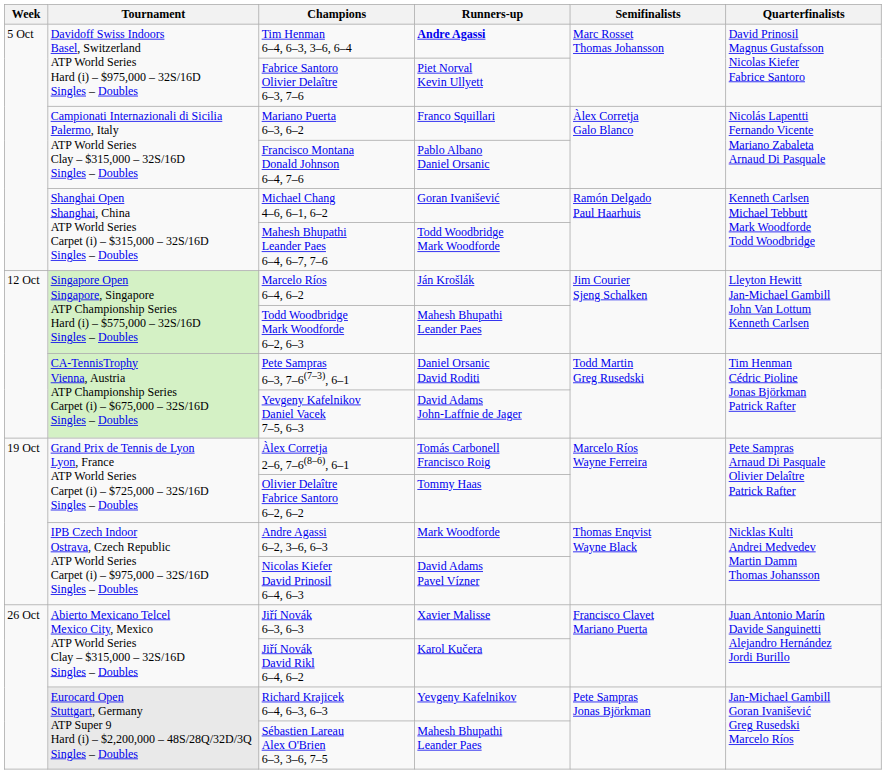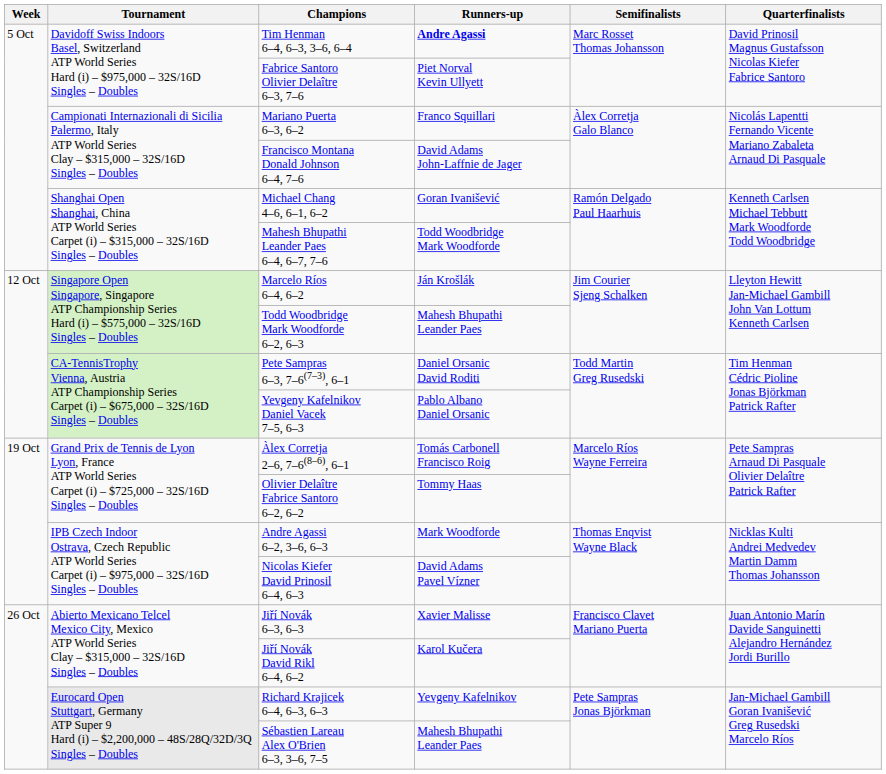(453, 157) Pablo Albano Daniel Orsanic -> (470, 157) David Adams John-Laffnie de Jager
(470, 406) David Adams John-Laffnie de Jager -> (453, 406) Pablo Albano Daniel Orsanic
